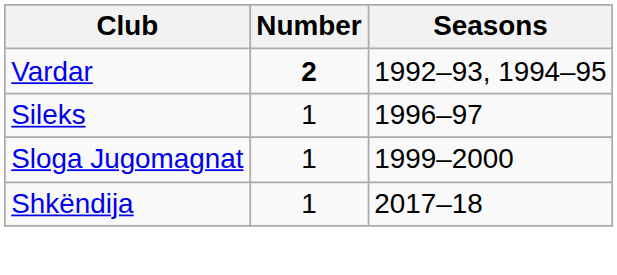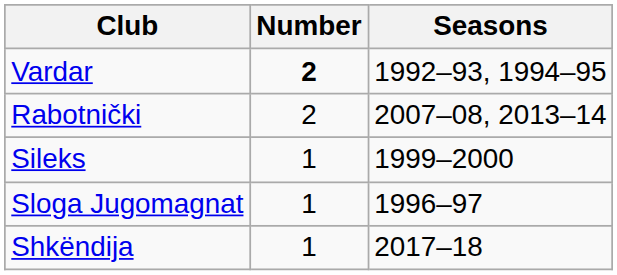+ row: (76, 114)
(429, 114) 1996–97 -> (444, 159) 1999–2000
(444, 159) 1999–2000 -> (429, 203) 1996–97
